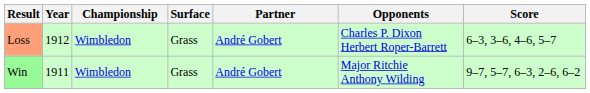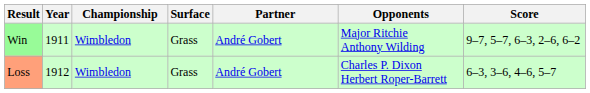rows swapped: (17, 72) <-> (18, 39)
